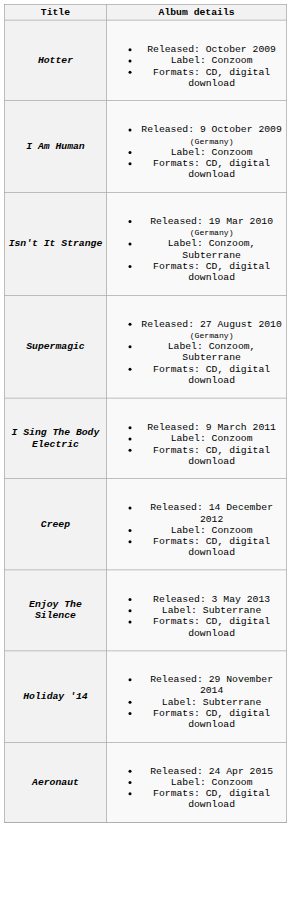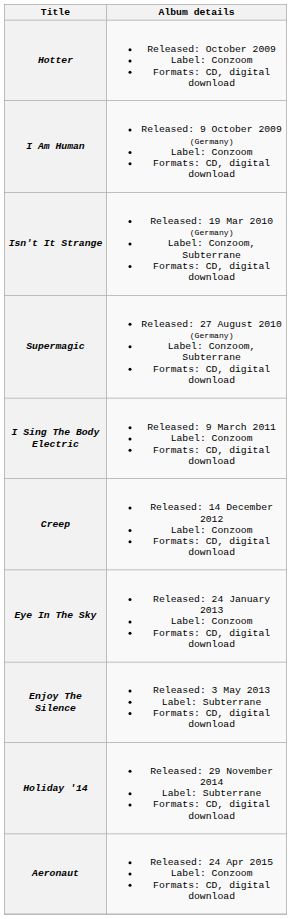+ row: (55, 616)
